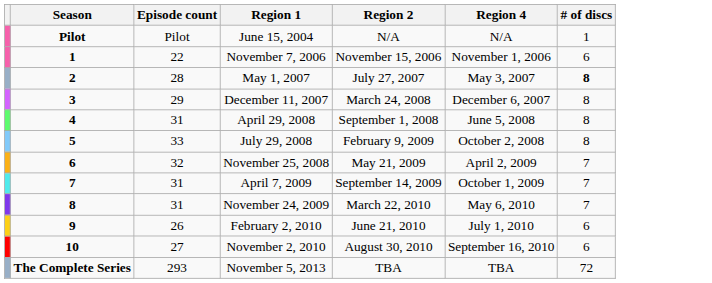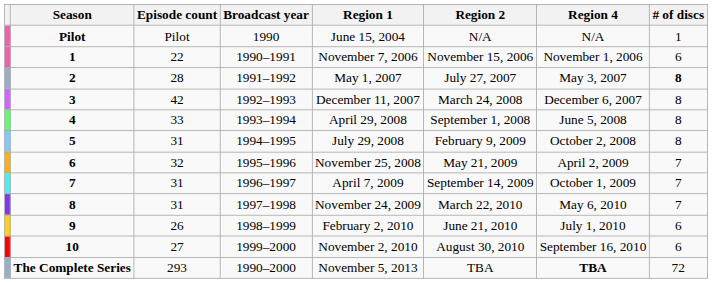+ column: (266, 15)
(177, 99) 29 -> (177, 99) 42
(177, 120) 31 -> (177, 120) 33
(177, 141) 33 -> (177, 141) 31
(501, 267) normal -> (593, 267) bold
